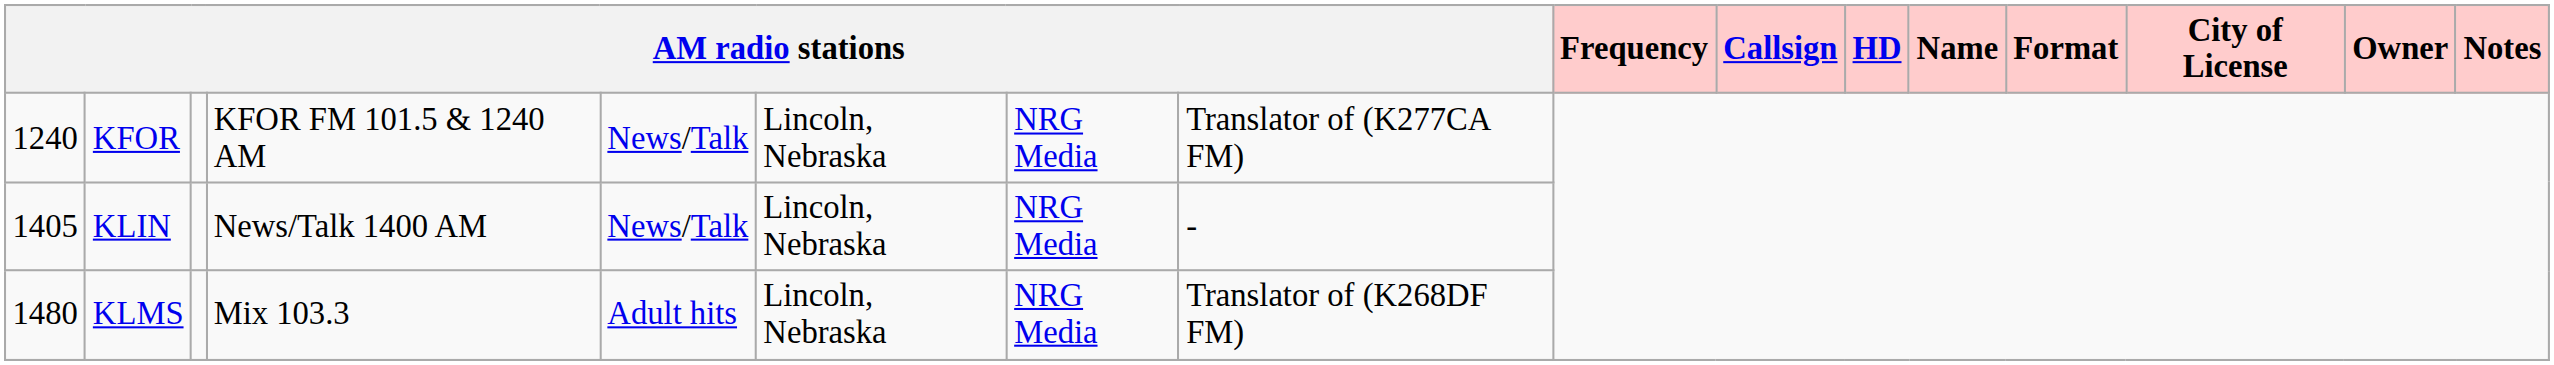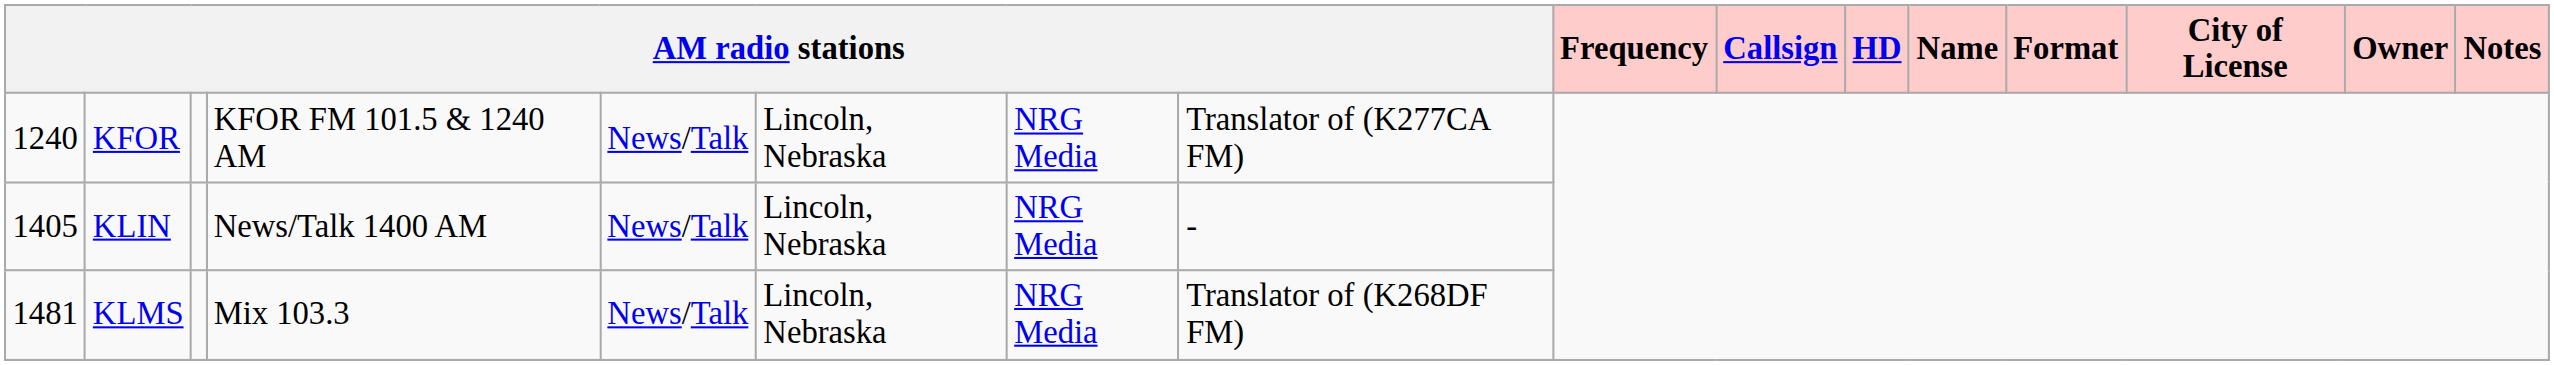(45, 314) 1480 -> (45, 314) 1481
(672, 314) Adult hits -> (678, 314) News/Talk
